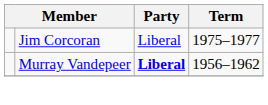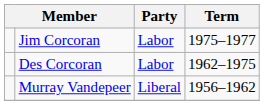(159, 40) Liberal -> (156, 40) Labor
+ row: (60, 64)
(161, 64) bold -> (159, 87) normal
